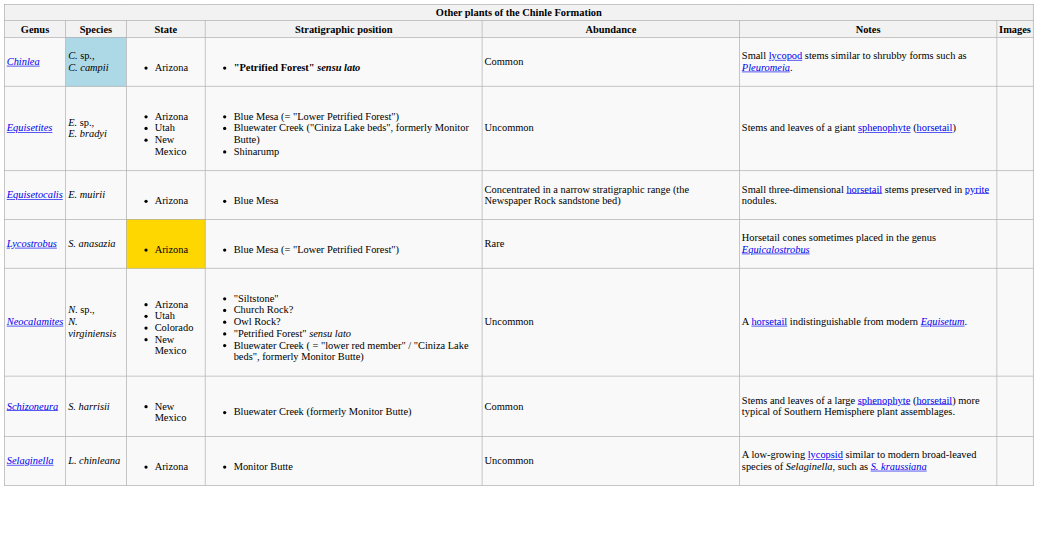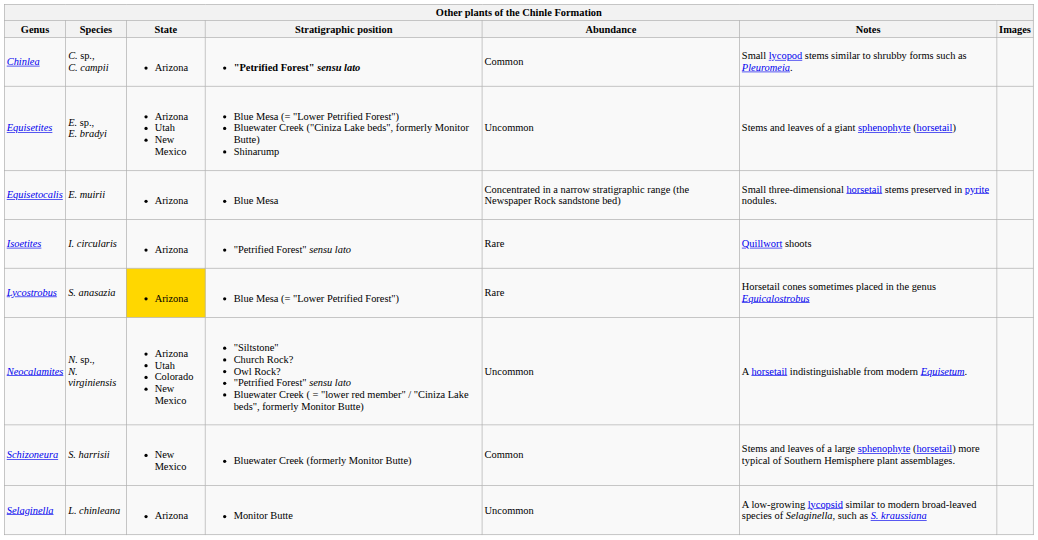(88, 61) lightblue background -> (88, 61) no background
+ row: (24, 244)
